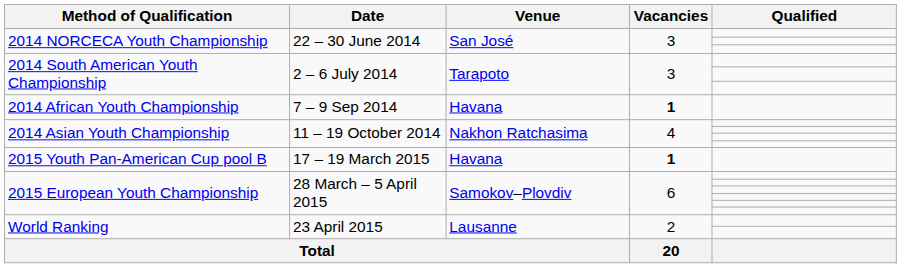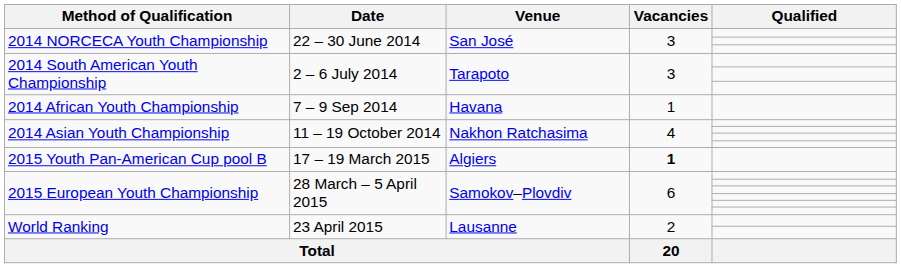(671, 107) bold -> (671, 107) normal
(476, 159) Havana -> (473, 159) Algiers
